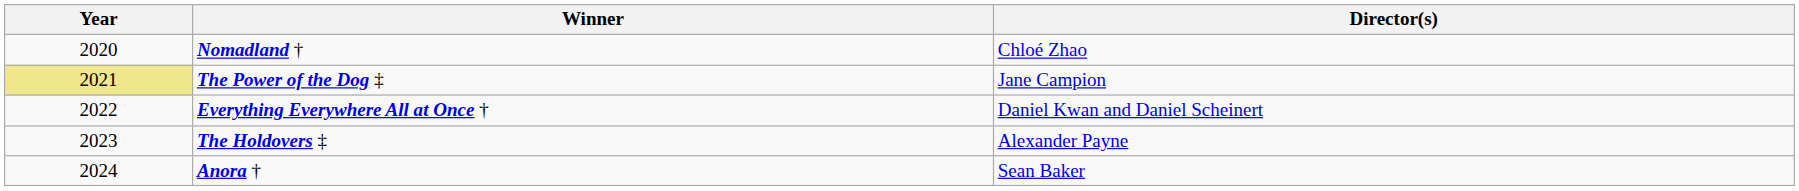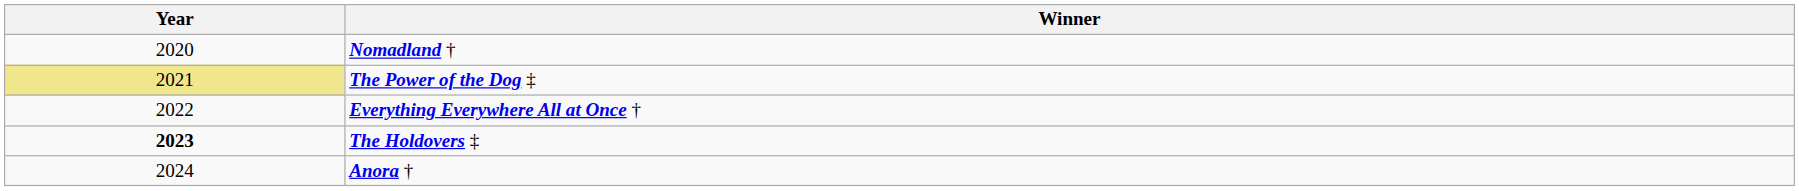- column: (1394, 19)
(99, 140) normal -> (175, 140) bold
